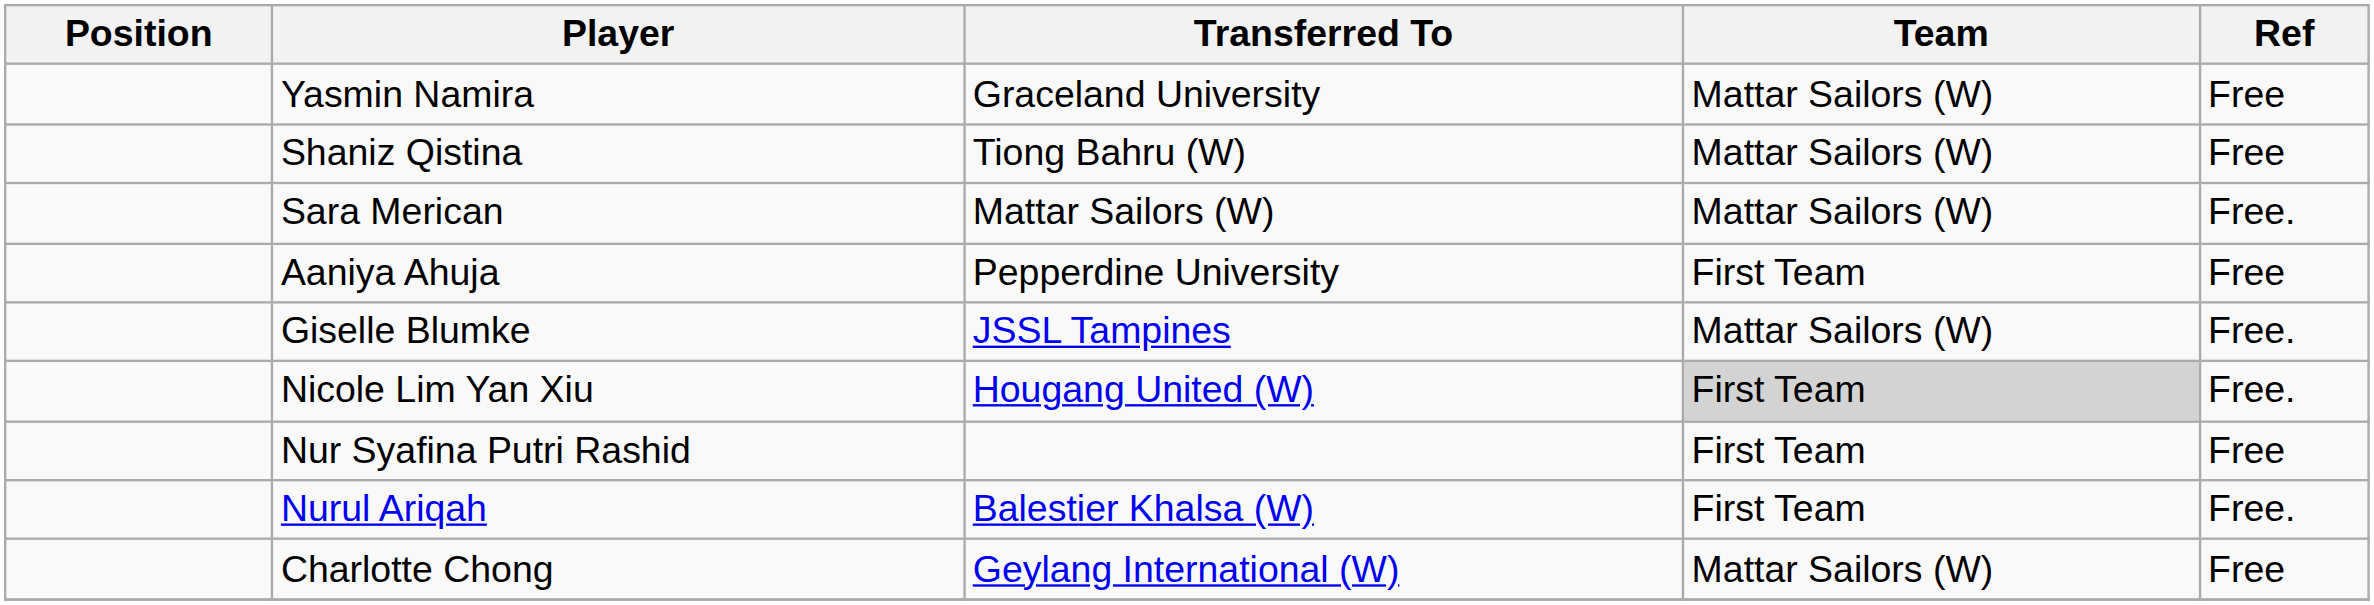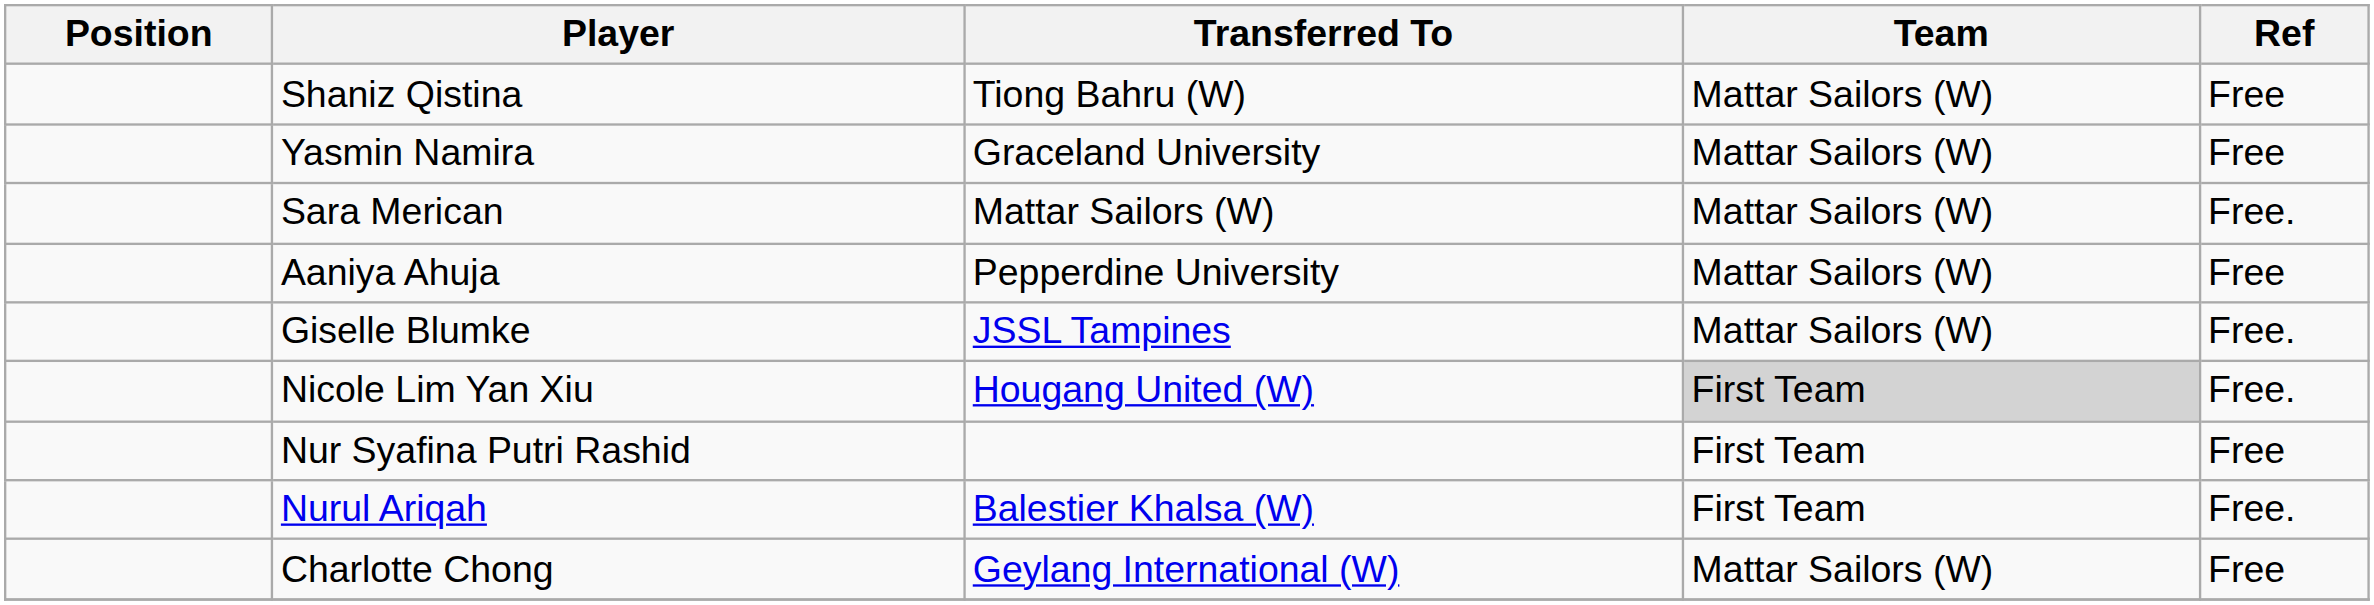rows swapped: (407, 93) <-> (402, 152)
(1779, 271) First Team -> (1842, 271) Mattar Sailors (W)
